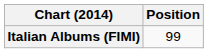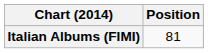(173, 36) 99 -> (173, 36) 81
